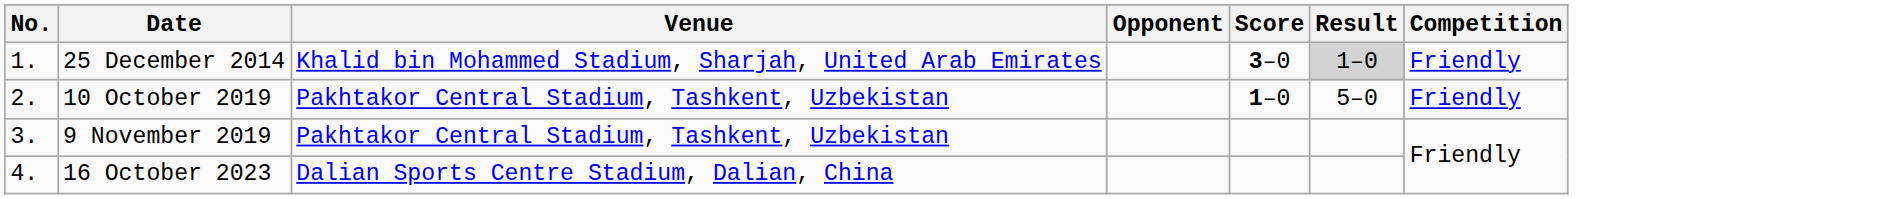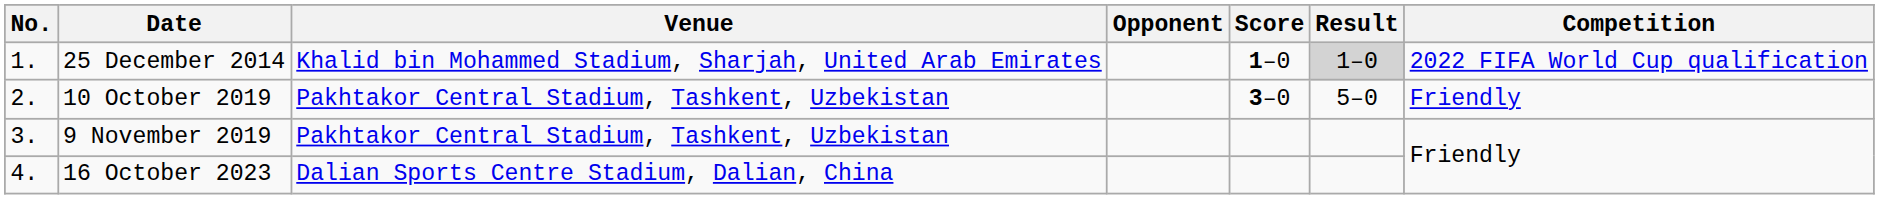(1270, 61) 3–0 -> (1270, 61) 1–0
(1465, 61) Friendly -> (1639, 61) 2022 FIFA World Cup qualification
(1270, 99) 1–0 -> (1270, 99) 3–0
